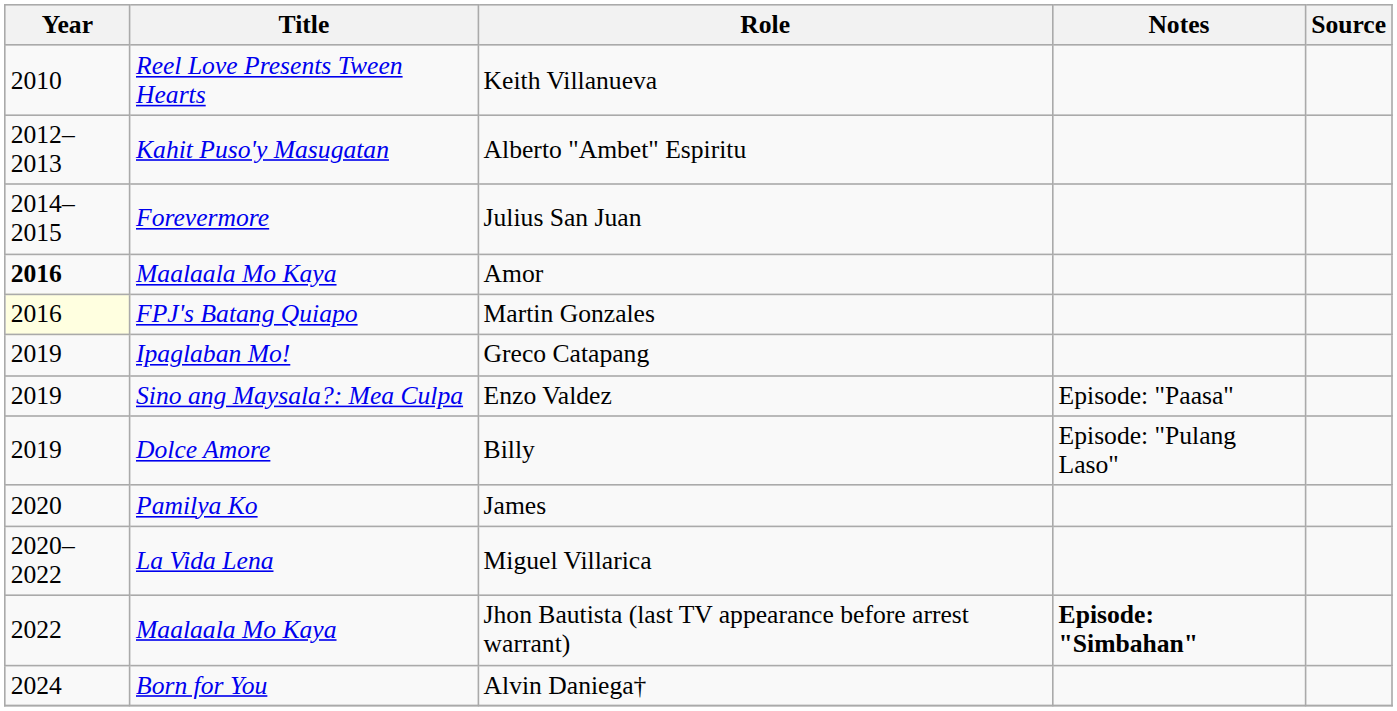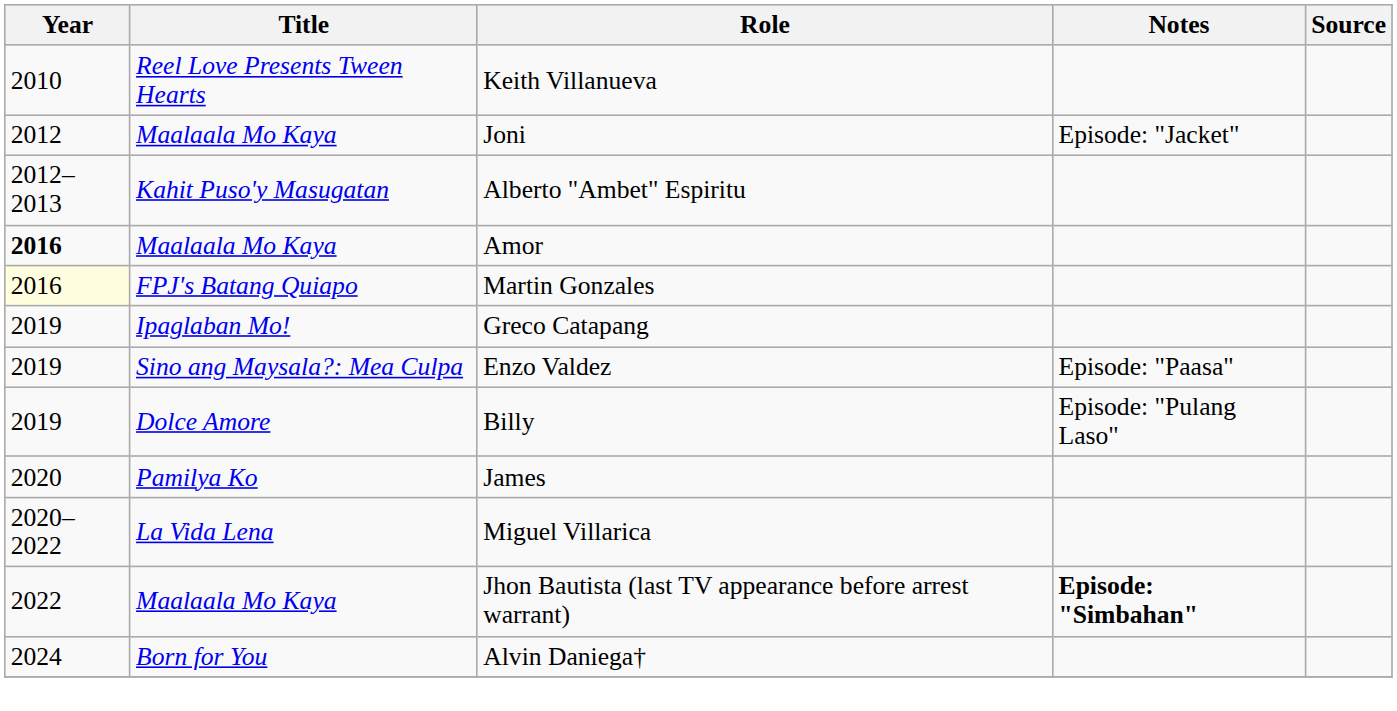+ row: (505, 134)
- row: (563, 218)
